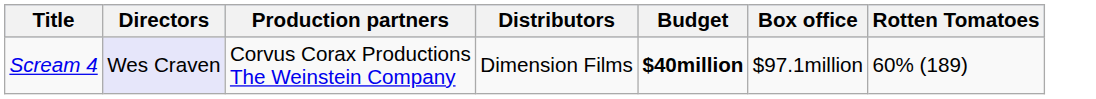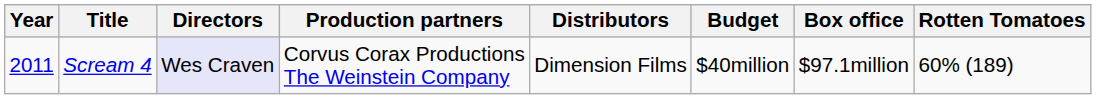+ column: (32, 20)
(693, 65) bold -> (743, 65) normal
